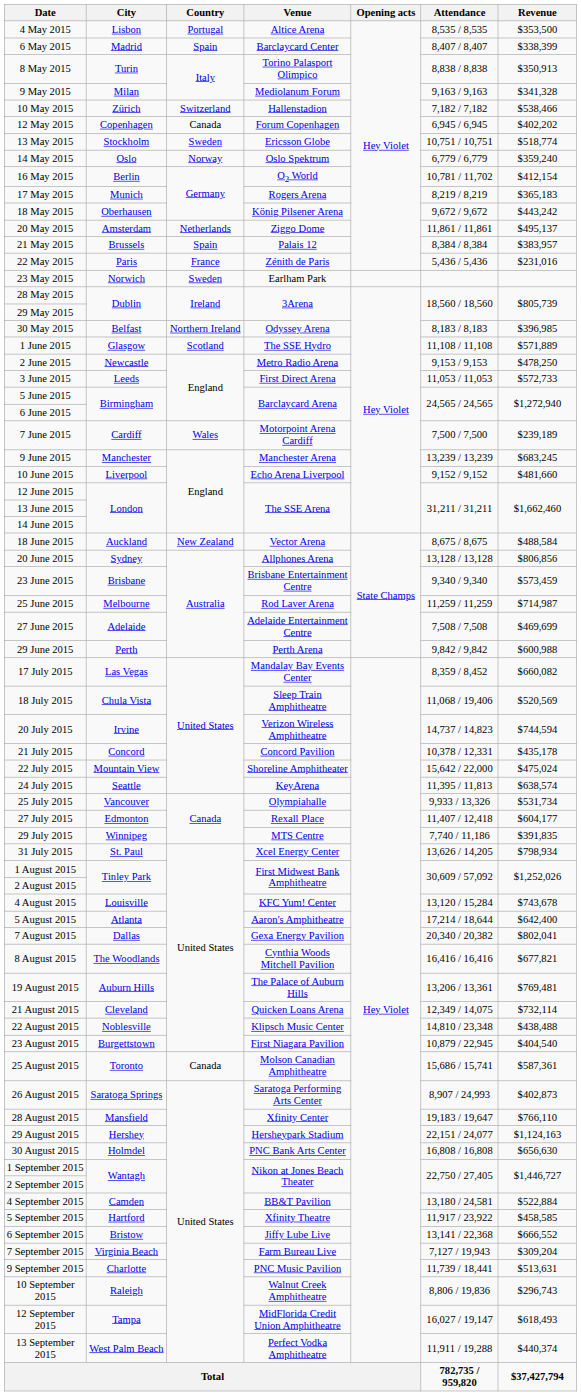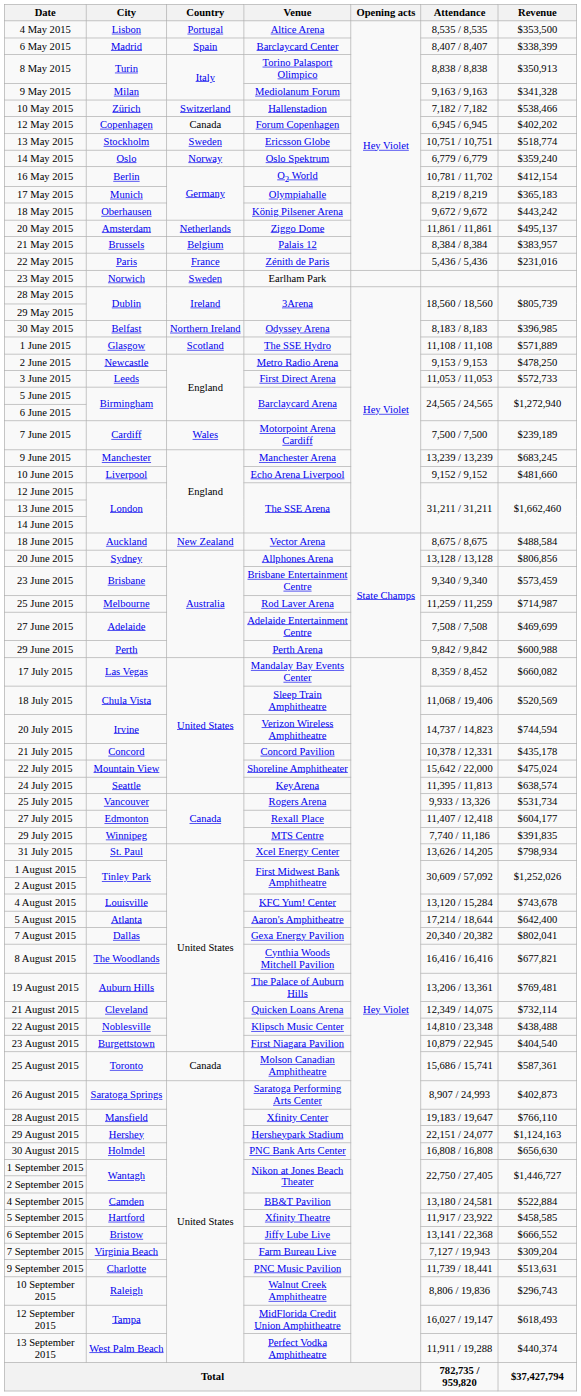(298, 194) Rogers Arena -> (298, 194) Olympiahalle
(205, 245) Spain -> (205, 245) Belgium
(298, 802) Olympiahalle -> (298, 802) Rogers Arena
